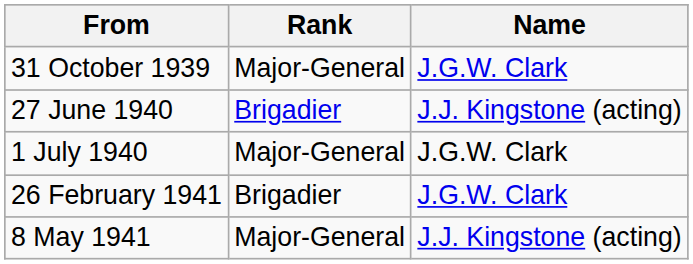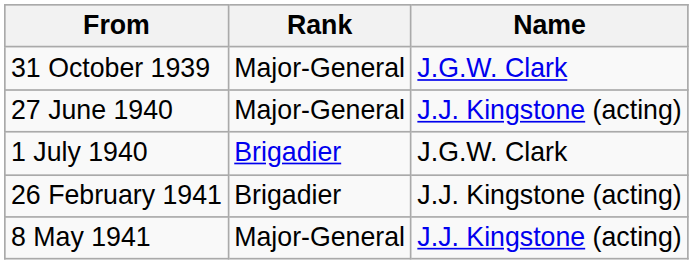(288, 110) Brigadier -> (320, 110) Major-General
(320, 152) Major-General -> (288, 152) Brigadier
(492, 195) J.G.W. Clark -> (550, 195) J.J. Kingstone (acting)
